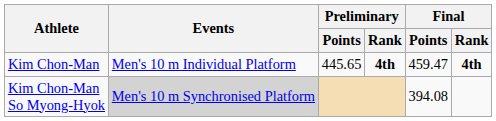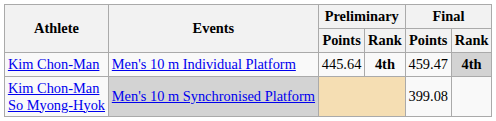(342, 64) 445.65 -> (342, 64) 445.64
(472, 64) no background -> (472, 64) lightgrey background
(428, 96) 394.08 -> (428, 96) 399.08
